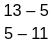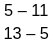rows swapped: (26, 11) <-> (26, 33)
